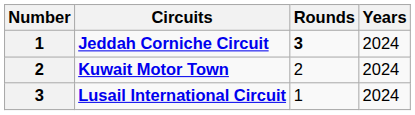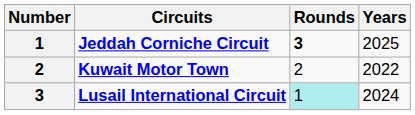(381, 43) 2024 -> (381, 43) 2025
(381, 69) 2024 -> (381, 69) 2022
(298, 95) no background -> (298, 95) paleturquoise background
